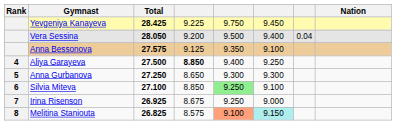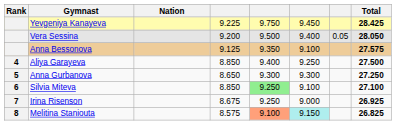columns swapped: (353, 10) <-> (154, 10)
(304, 36) 0.04 -> (340, 36) 0.05
(194, 62) bold -> (230, 62) normal
